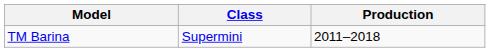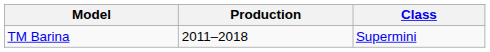columns swapped: (245, 15) <-> (398, 15)
